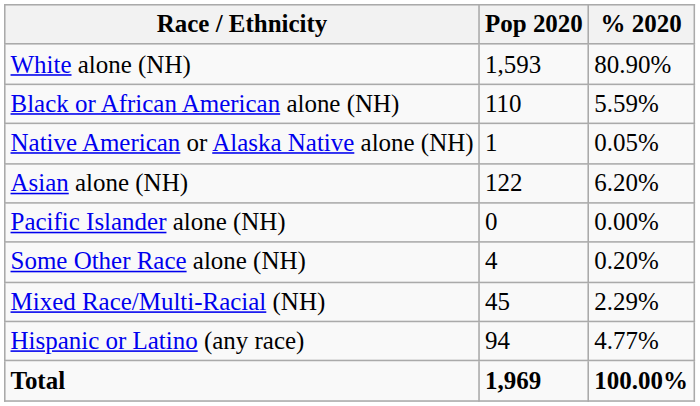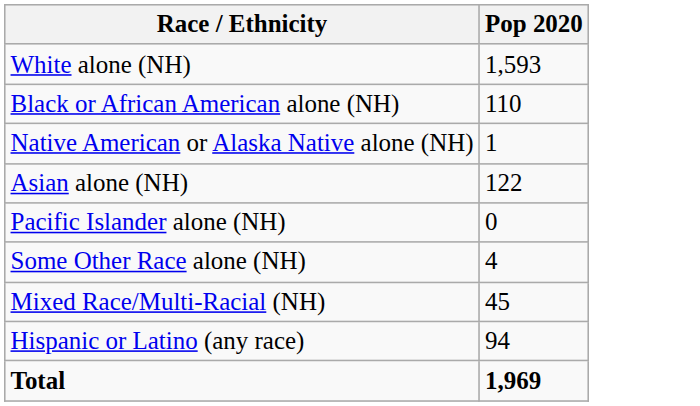- column: (641, 24)
